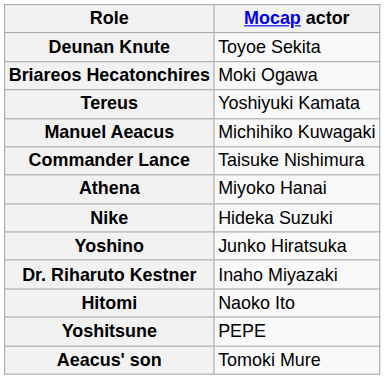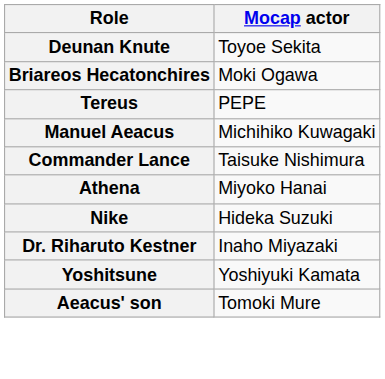(289, 103) Yoshiyuki Kamata -> (242, 103) PEPE
- row: (109, 246)
- row: (109, 302)
(242, 331) PEPE -> (289, 274) Yoshiyuki Kamata
